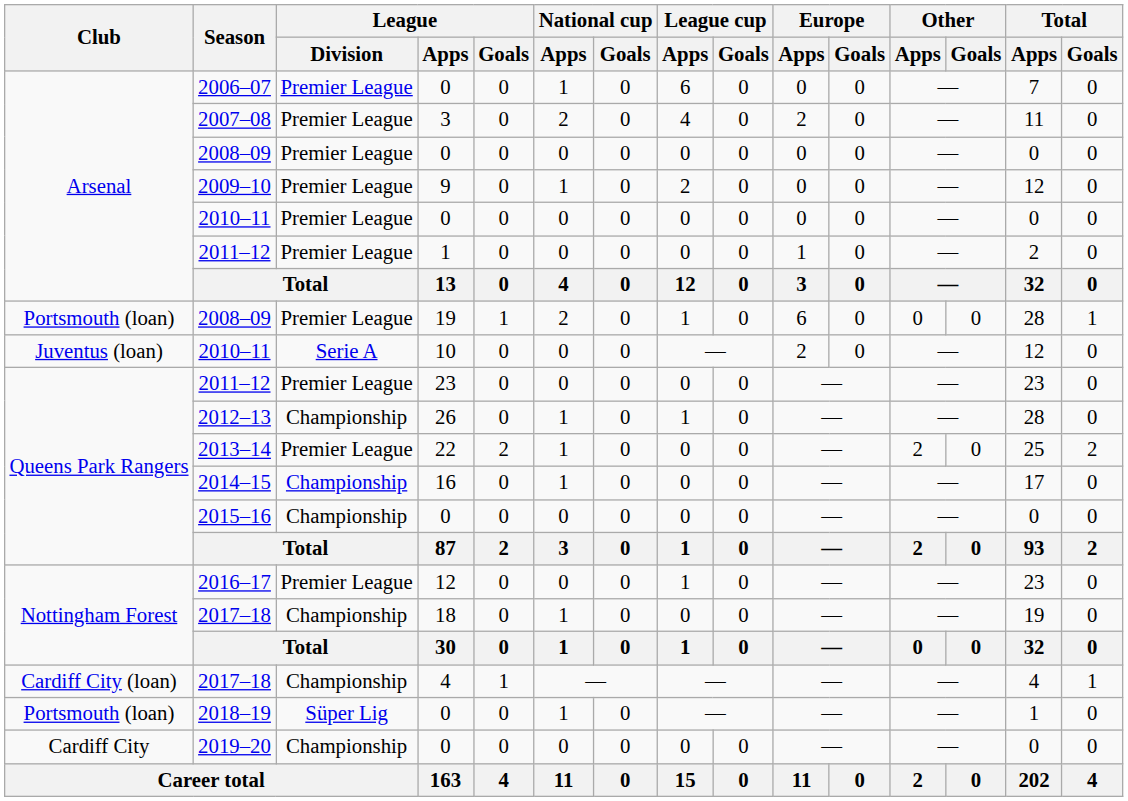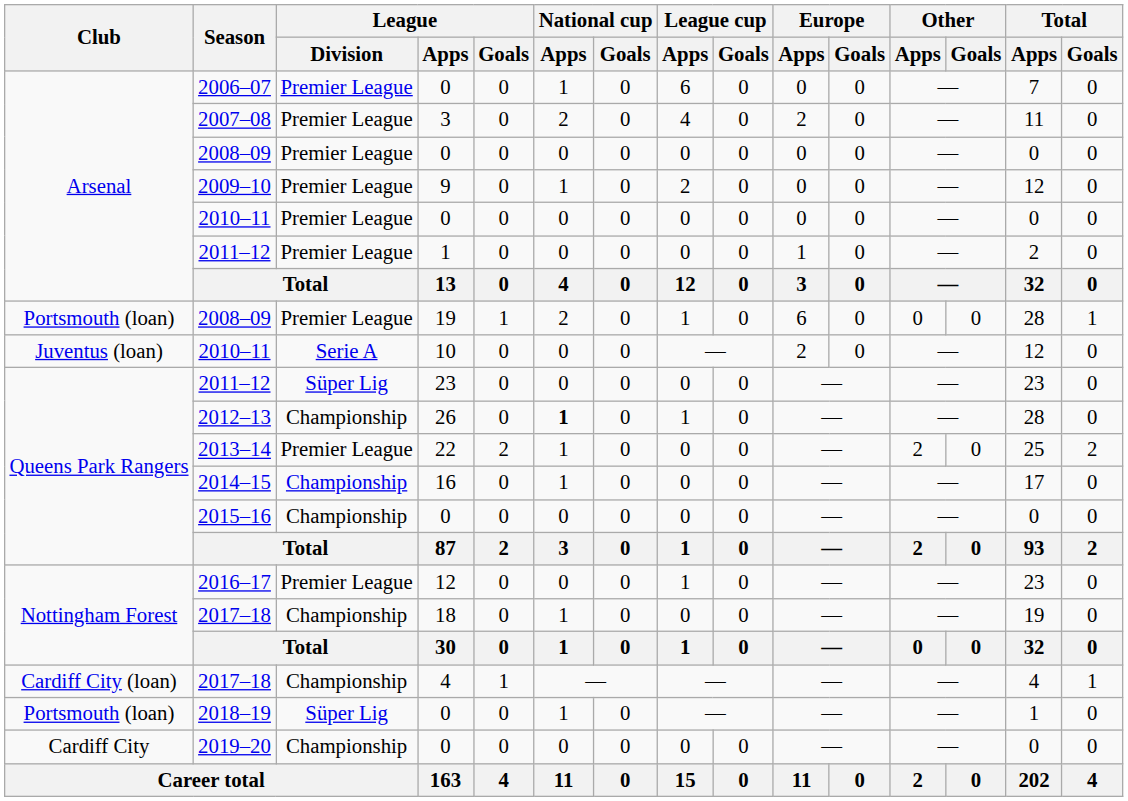(347, 383) Premier League -> (347, 383) Süper Lig
(563, 416) normal -> (563, 416) bold
